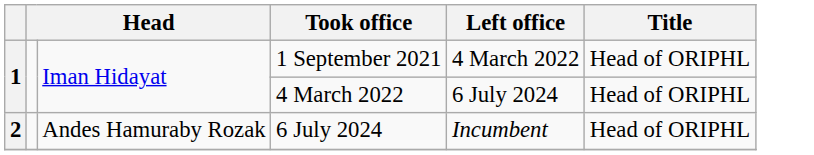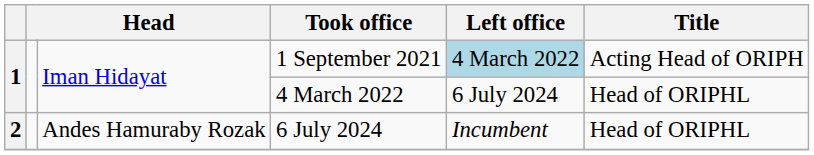(516, 58) no background -> (516, 58) lightblue background
(670, 58) Head of ORIPHL -> (697, 58) Acting Head of ORIPH
